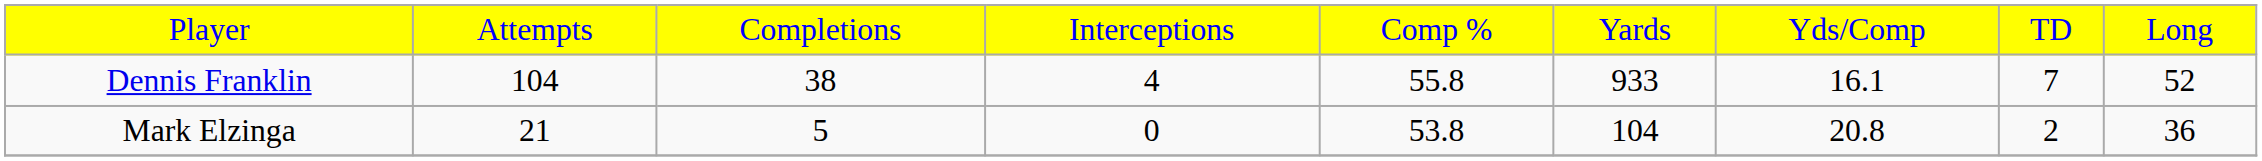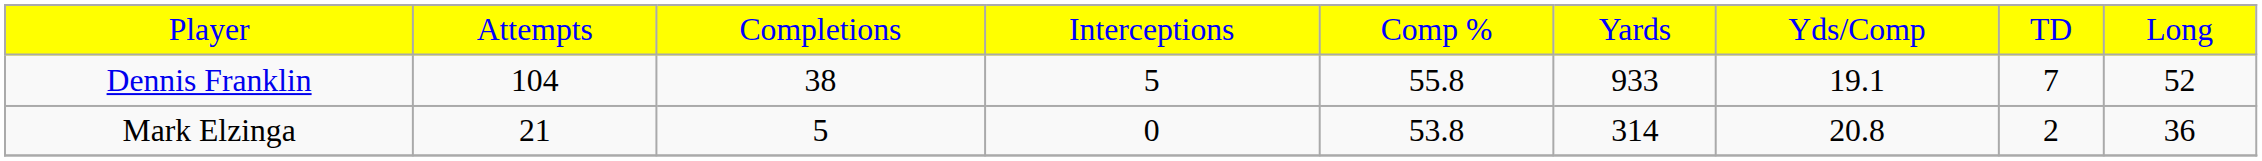(1152, 79) 4 -> (1152, 79) 5
(1857, 79) 16.1 -> (1857, 79) 19.1
(1635, 130) 104 -> (1635, 130) 314
